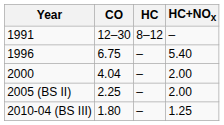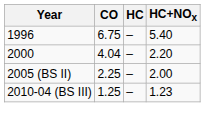- row: (20, 35)
(180, 73) 2.00 -> (161, 54) 2.20
(109, 111) 1.80 -> (109, 92) 1.25
(180, 111) 1.25 -> (161, 92) 1.23
